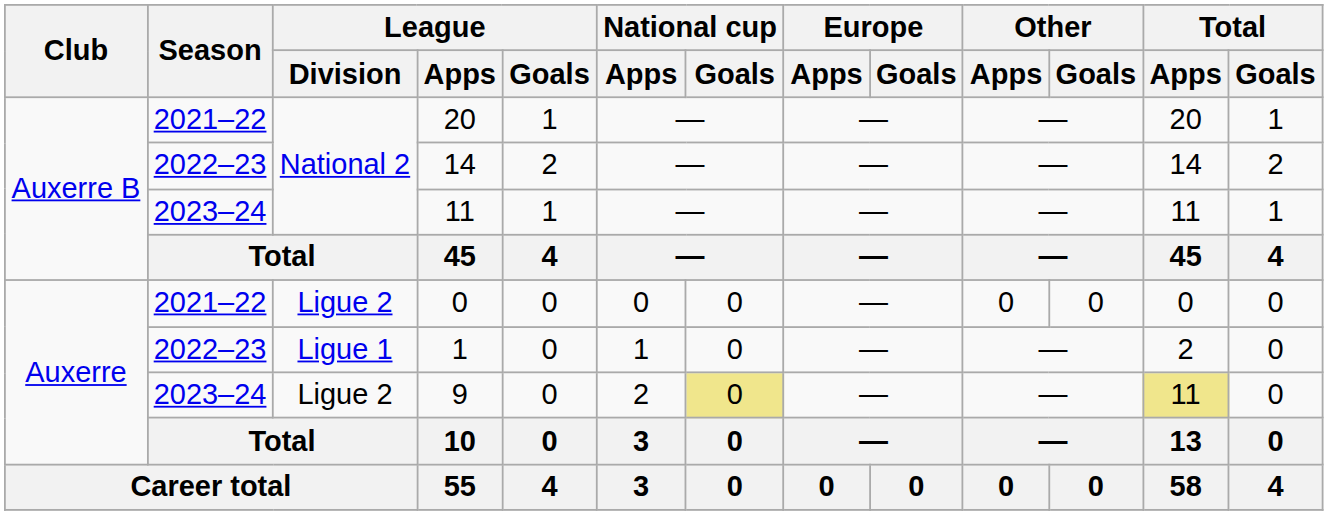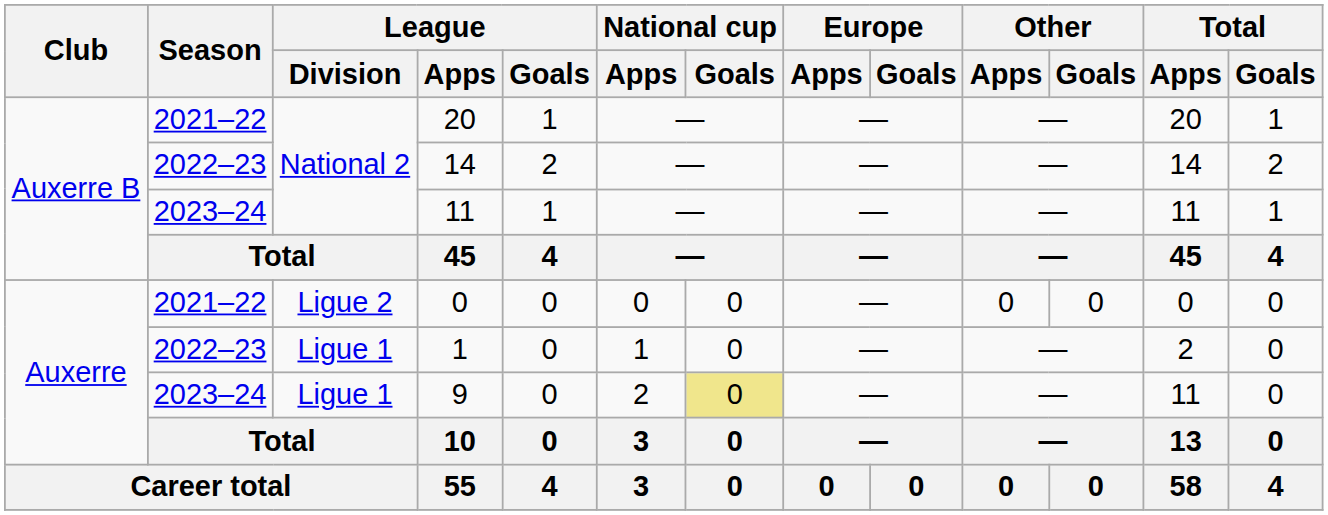(345, 394) Ligue 2 -> (345, 394) Ligue 1
(1186, 394) khaki background -> (1186, 394) no background
